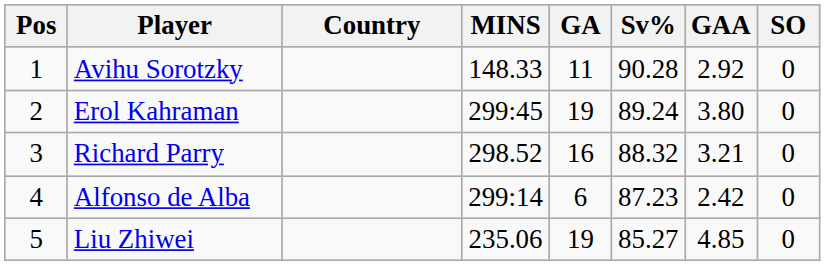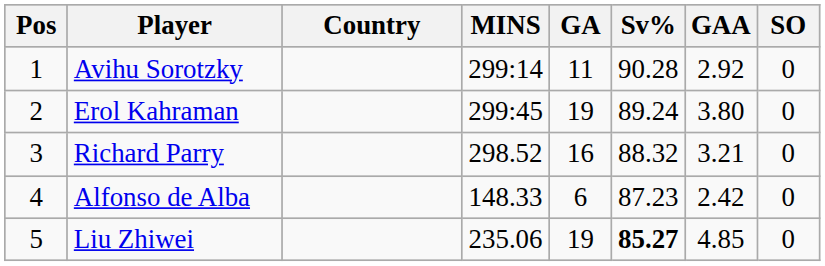(506, 68) 148.33 -> (506, 68) 299:14
(506, 196) 299:14 -> (506, 196) 148.33
(648, 238) normal -> (648, 238) bold
